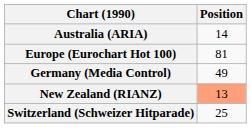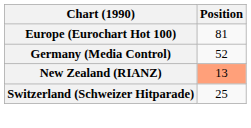- row: (101, 34)
(221, 73) 49 -> (221, 53) 52
